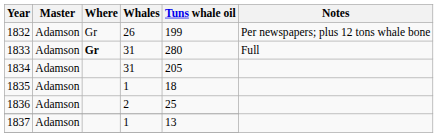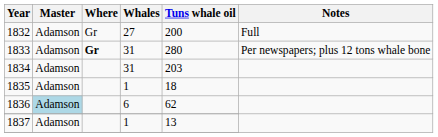(129, 31) 26 -> (129, 31) 27
(174, 31) 199 -> (174, 31) 200
(336, 31) Per newspapers; plus 12 tons whale bone -> (250, 31) Full
(250, 50) Full -> (336, 50) Per newspapers; plus 12 tons whale bone
(174, 68) 205 -> (174, 68) 203
(57, 104) no background -> (57, 104) lightblue background
(126, 104) 2 -> (126, 104) 6
(171, 104) 25 -> (171, 104) 62
